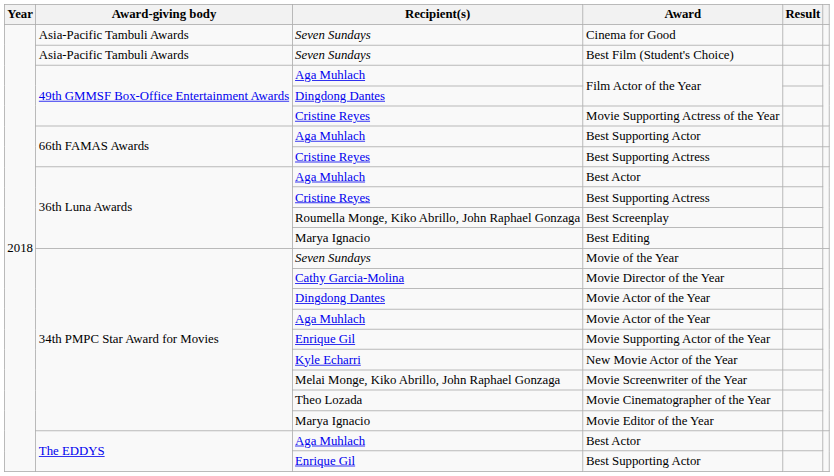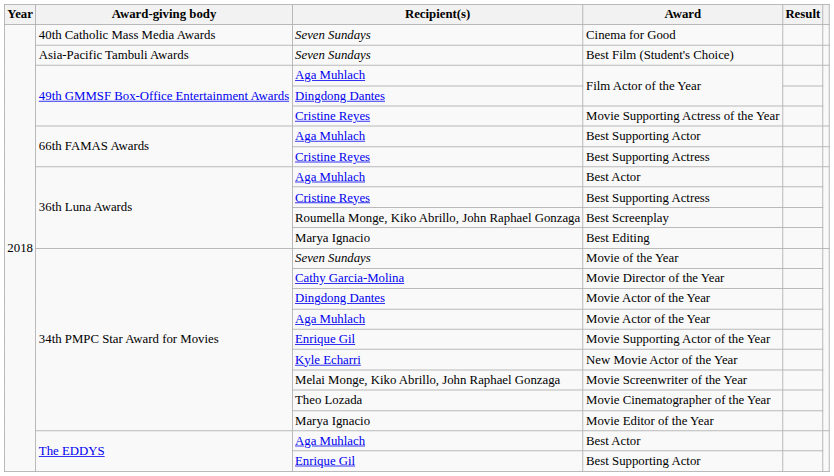(114, 34) Asia-Pacific Tambuli Awards -> (127, 34) 40th Catholic Mass Media Awards
